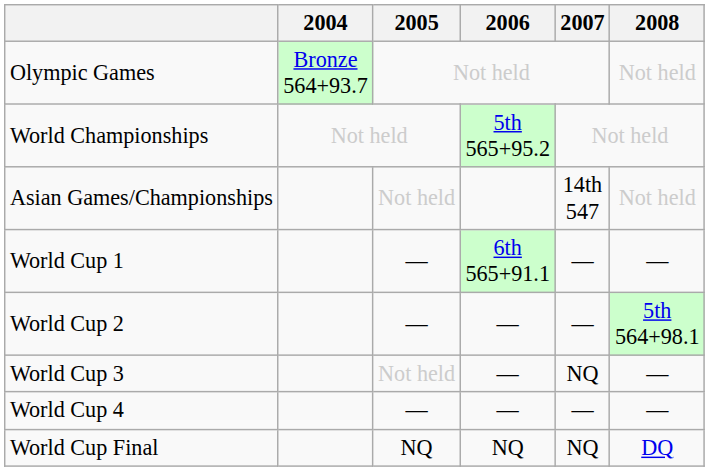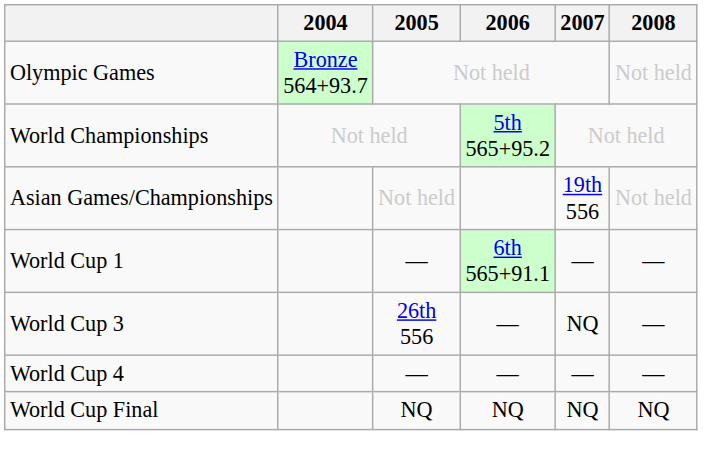(582, 198) 14th 547 -> (582, 198) 19th 556
- row: (67, 324)
(417, 373) Not held -> (417, 324) 26th 556
(657, 447) DQ -> (653, 410) NQ
